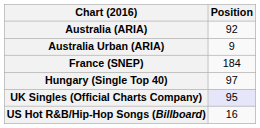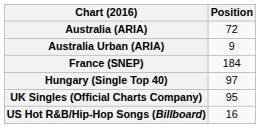(232, 30) 92 -> (232, 30) 72
(232, 98) lavender background -> (232, 98) no background
